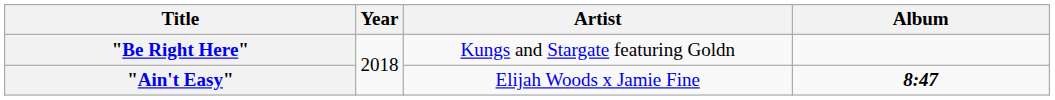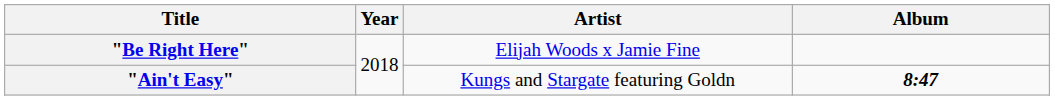(598, 49) Kungs and Stargate featuring Goldn -> (598, 49) Elijah Woods x Jamie Fine
(598, 79) Elijah Woods x Jamie Fine -> (598, 79) Kungs and Stargate featuring Goldn
